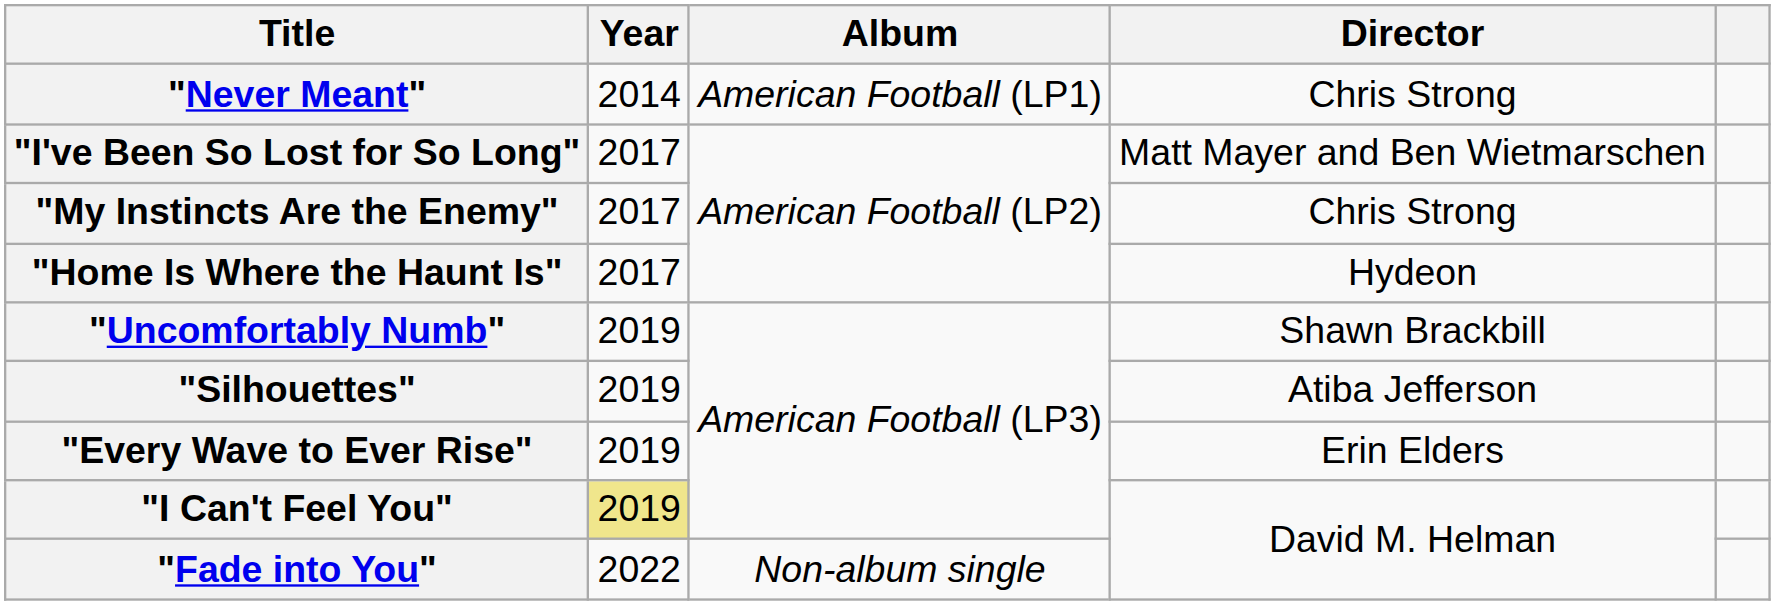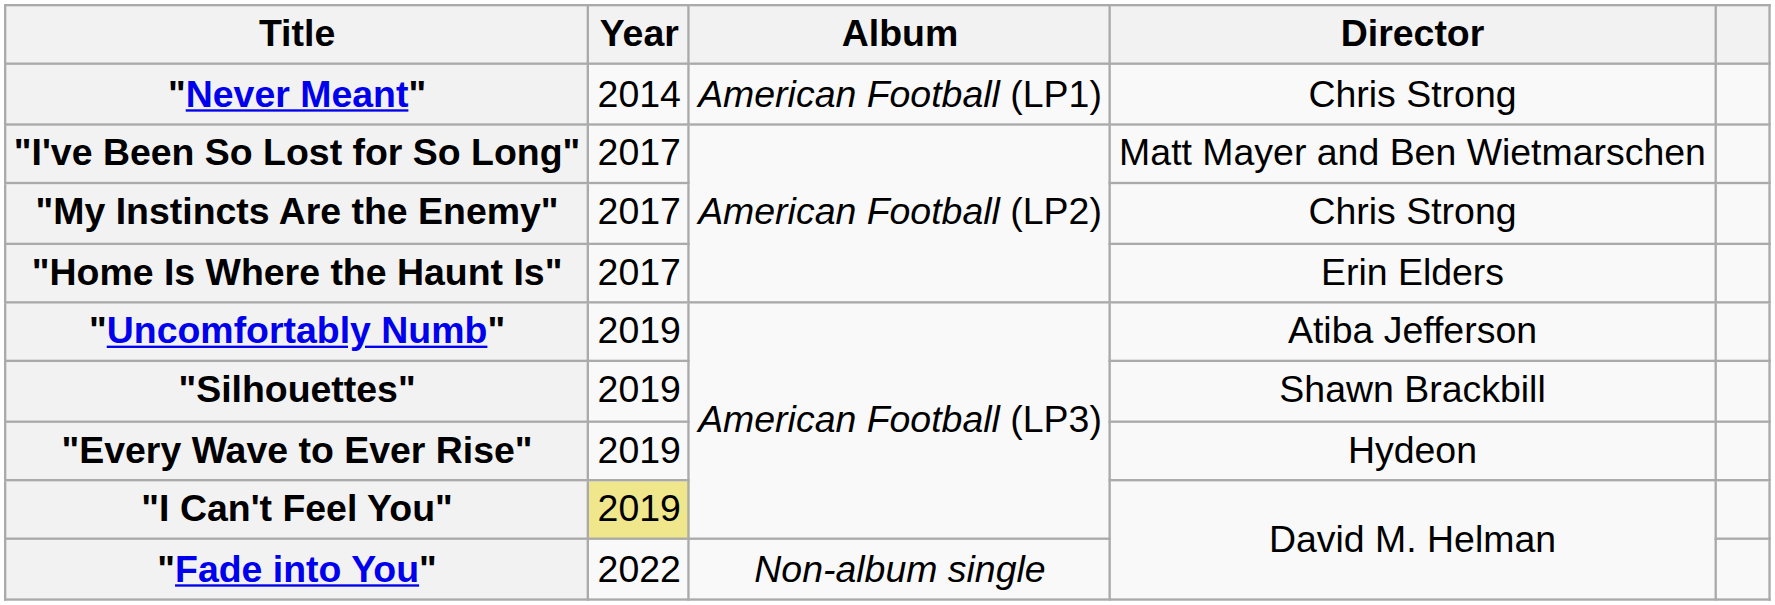(1412, 271) Hydeon -> (1412, 271) Erin Elders
(1413, 331) Shawn Brackbill -> (1412, 331) Atiba Jefferson
(1412, 390) Atiba Jefferson -> (1413, 390) Shawn Brackbill
(1412, 449) Erin Elders -> (1412, 449) Hydeon
